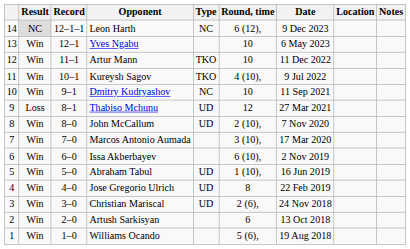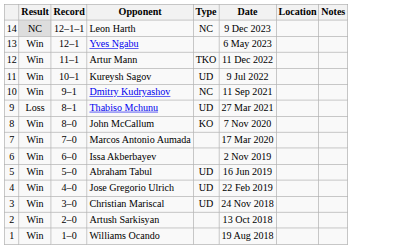- column: (248, 12)
(206, 76) TKO -> (206, 76) UD
(206, 124) UD -> (206, 124) KO
